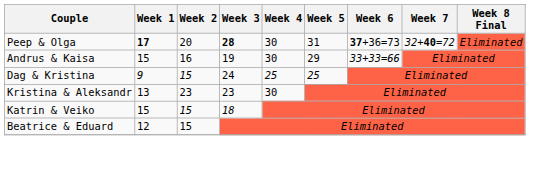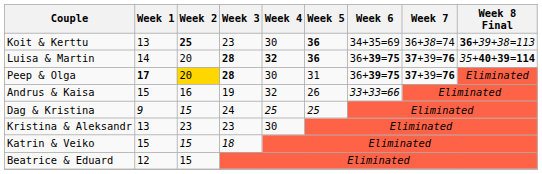+ row: (48, 42)
+ row: (51, 59)
(186, 42) no background -> (186, 76) gold background
(375, 42) 37+36=73 -> (375, 76) 36+39=75
(430, 42) 32+40=72 -> (430, 76) 37+39=76
(271, 59) 30 -> (271, 93) 32
(313, 59) 29 -> (313, 93) 26
